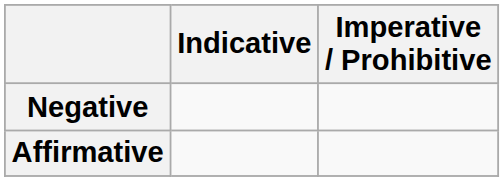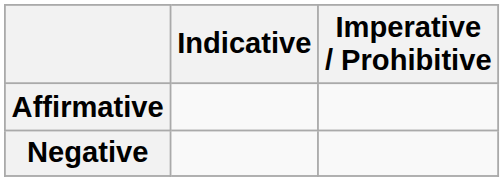rows swapped: (88, 152) <-> (88, 106)
